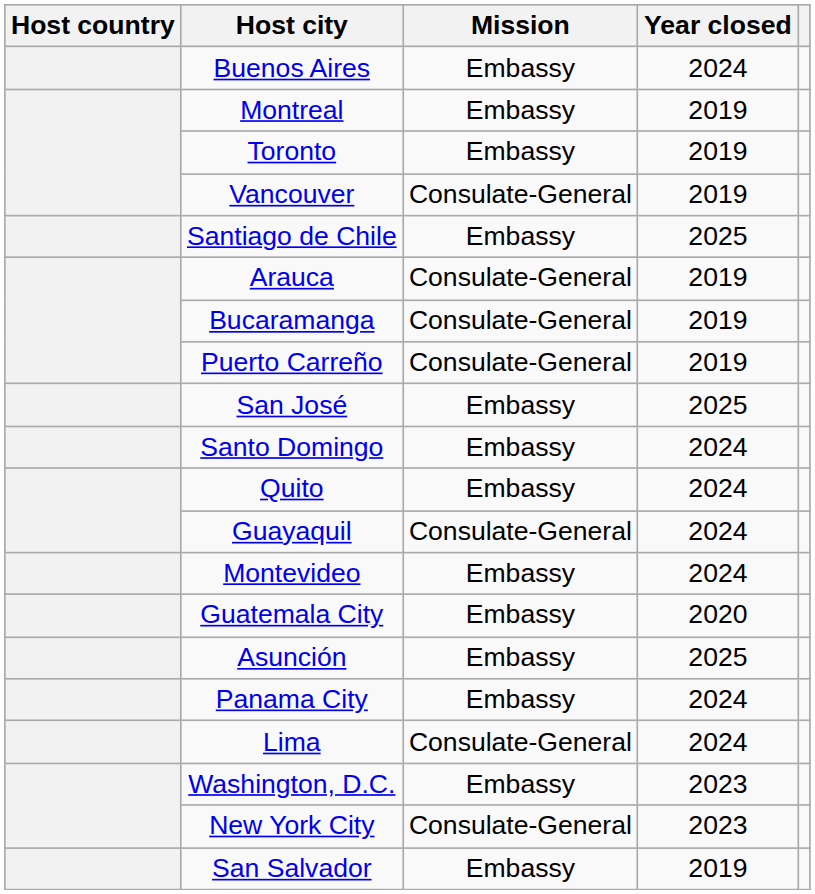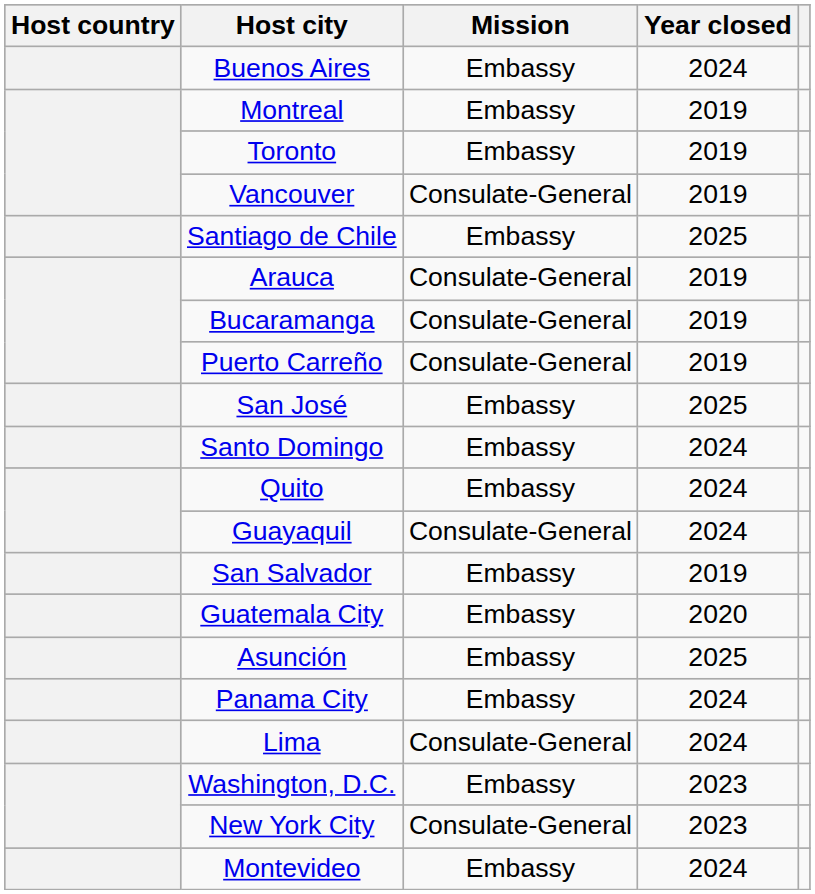rows swapped: (292, 868) <-> (292, 573)
